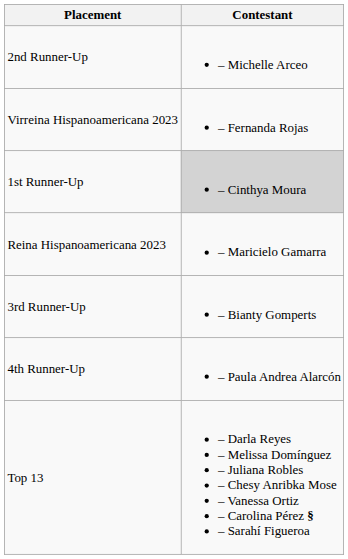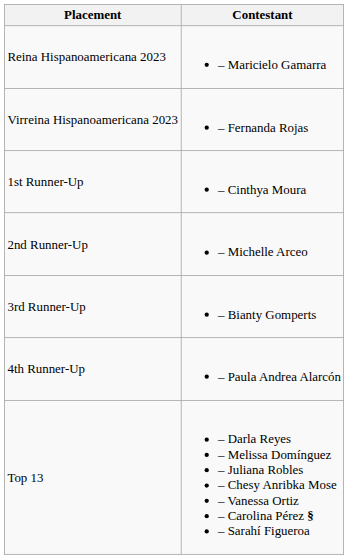rows swapped: (87, 244) <-> (48, 57)
(262, 190) lightgrey background -> (262, 190) no background
